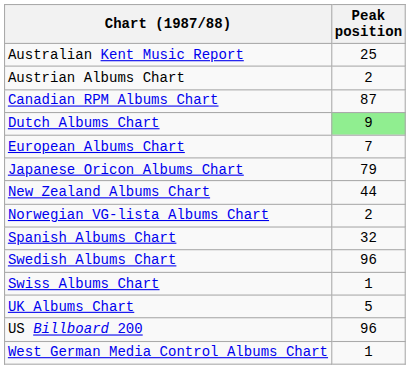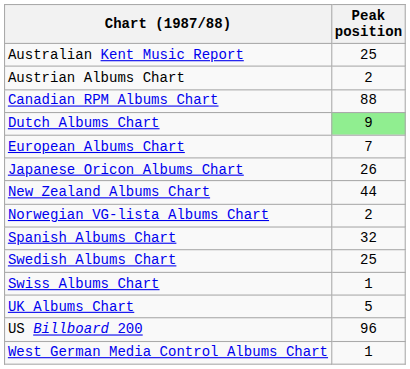(368, 101) 87 -> (368, 101) 88
(368, 169) 79 -> (368, 169) 26
(368, 261) 96 -> (368, 261) 25
